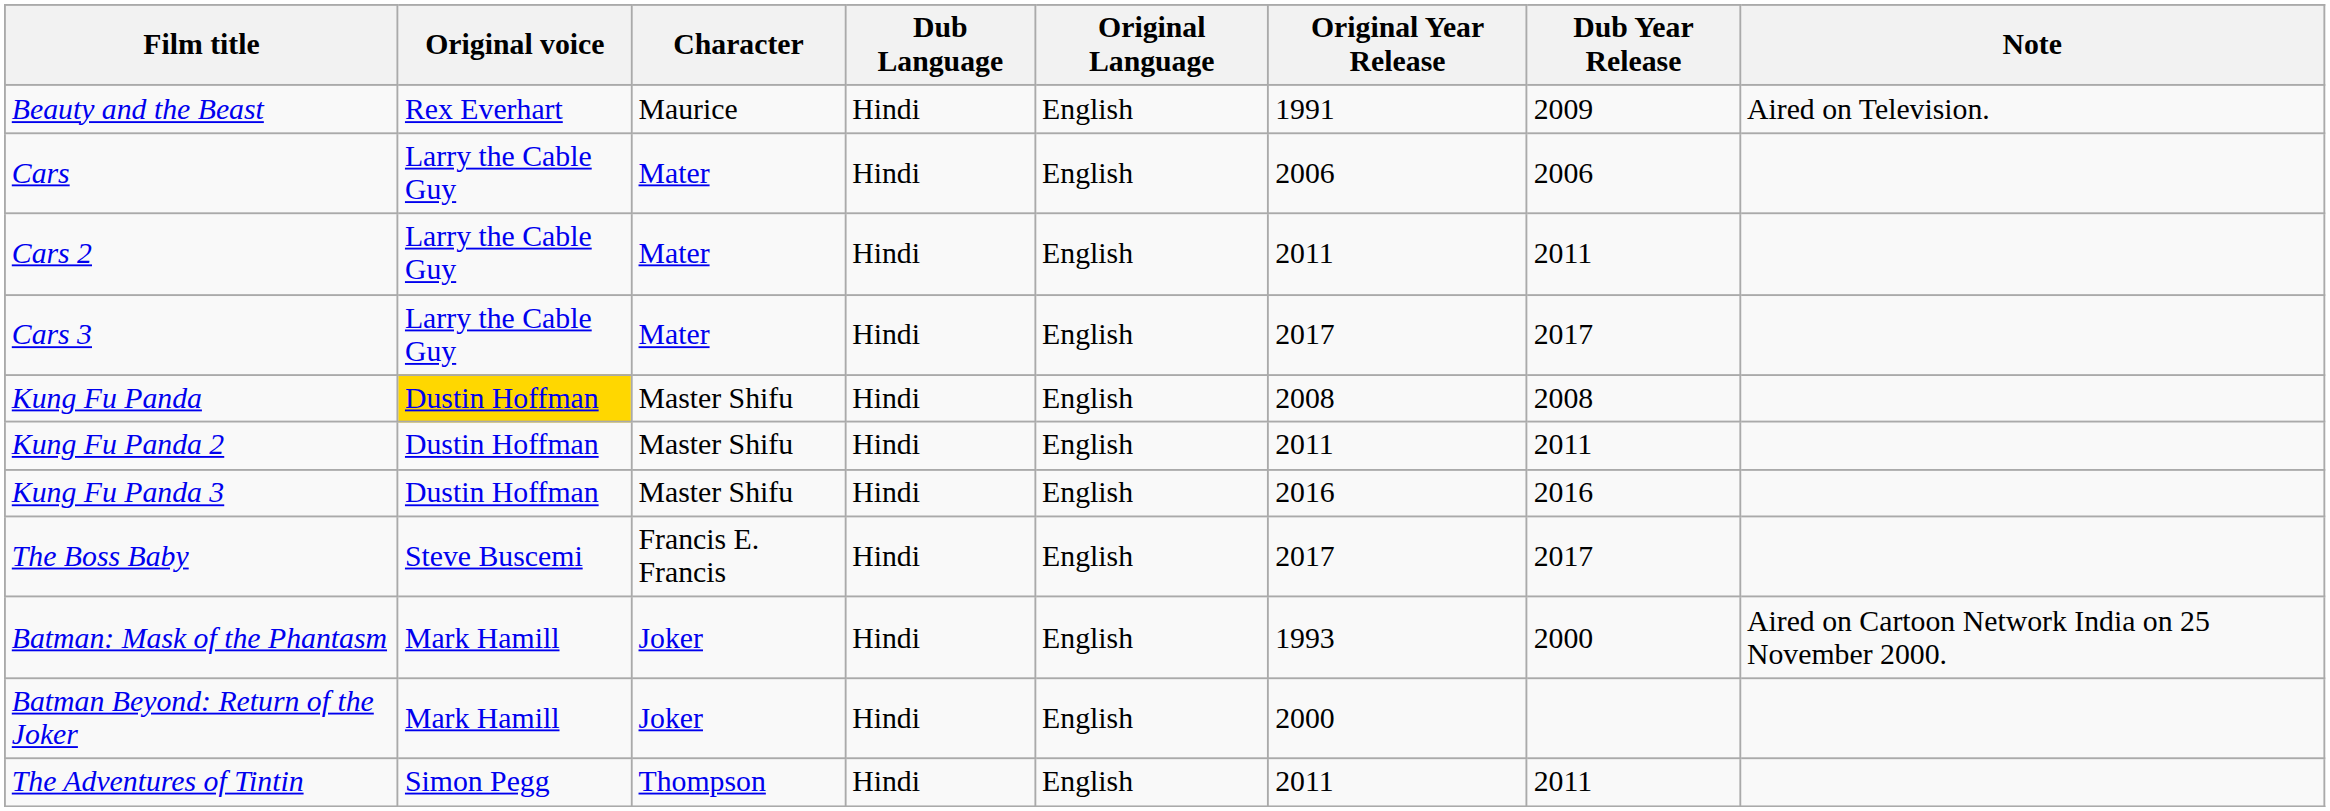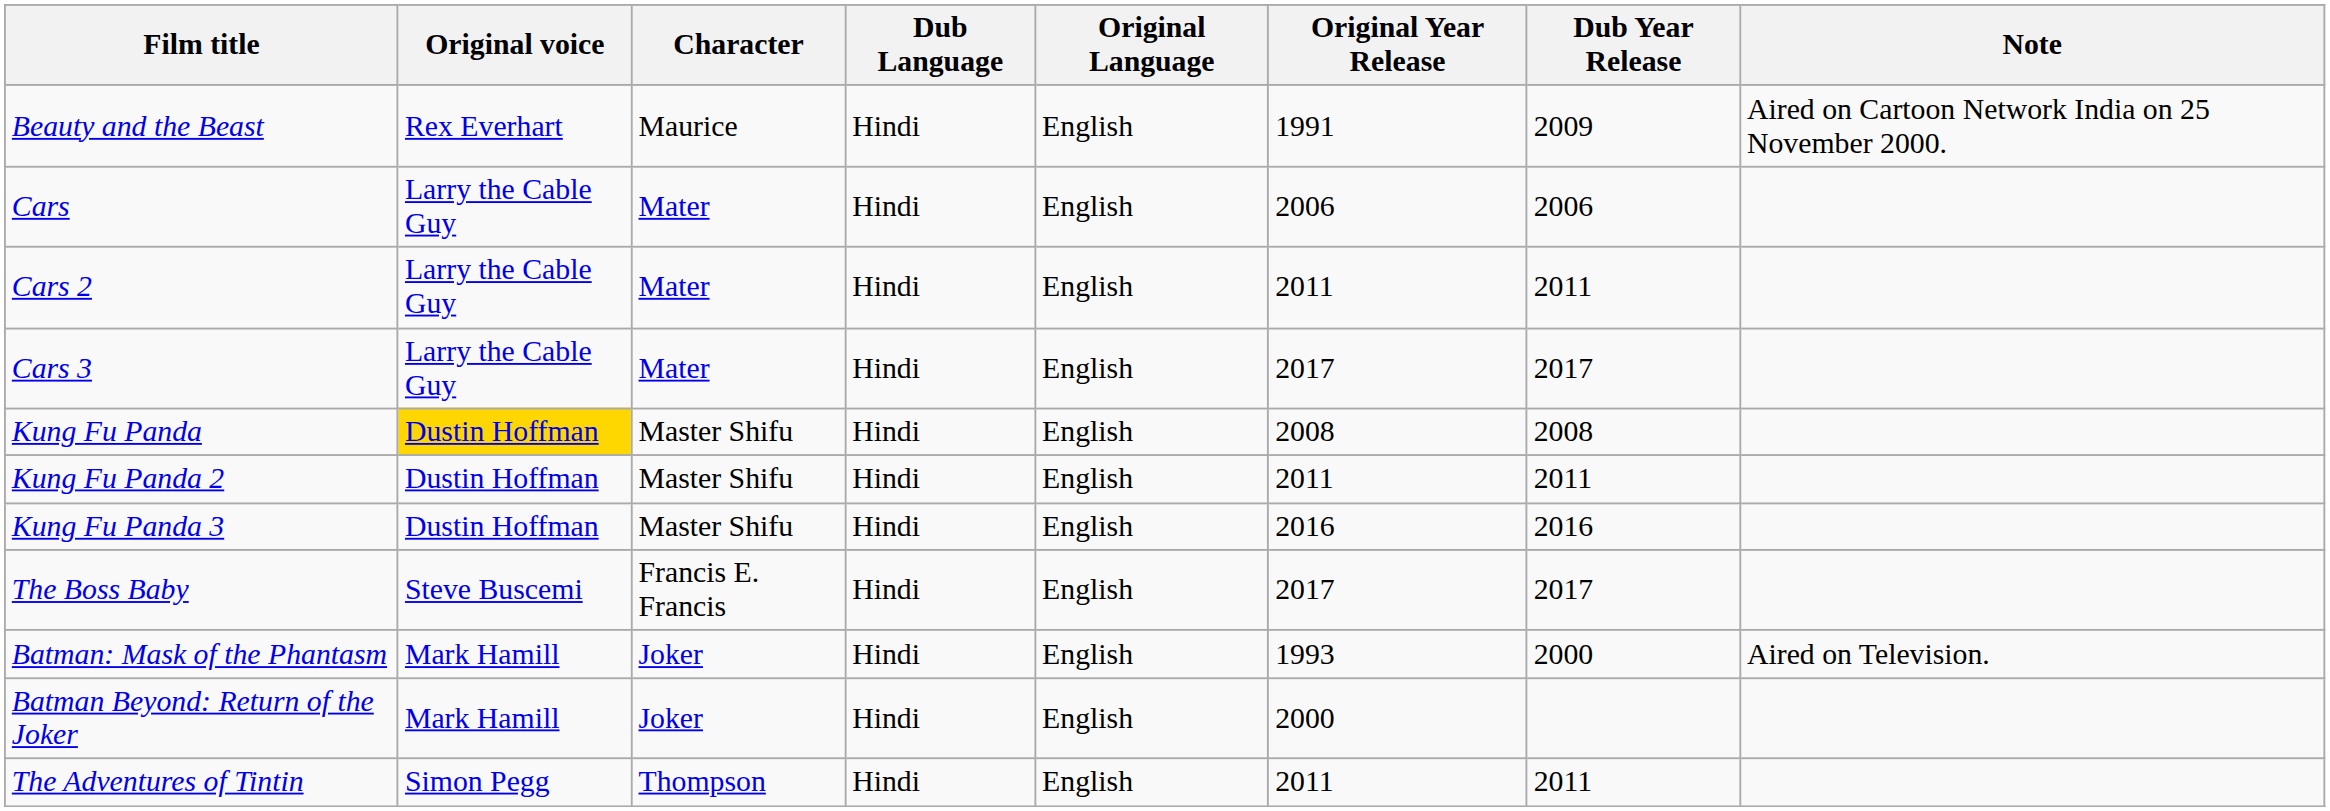(1868, 108) Aired on Television. -> (1978, 125) Aired on Cartoon Network India on 25 November 2000.
(1978, 637) Aired on Cartoon Network India on 25 November 2000. -> (1868, 653) Aired on Television.
